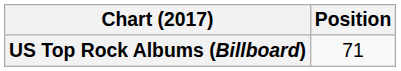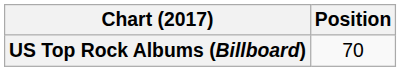(353, 50) 71 -> (353, 50) 70
